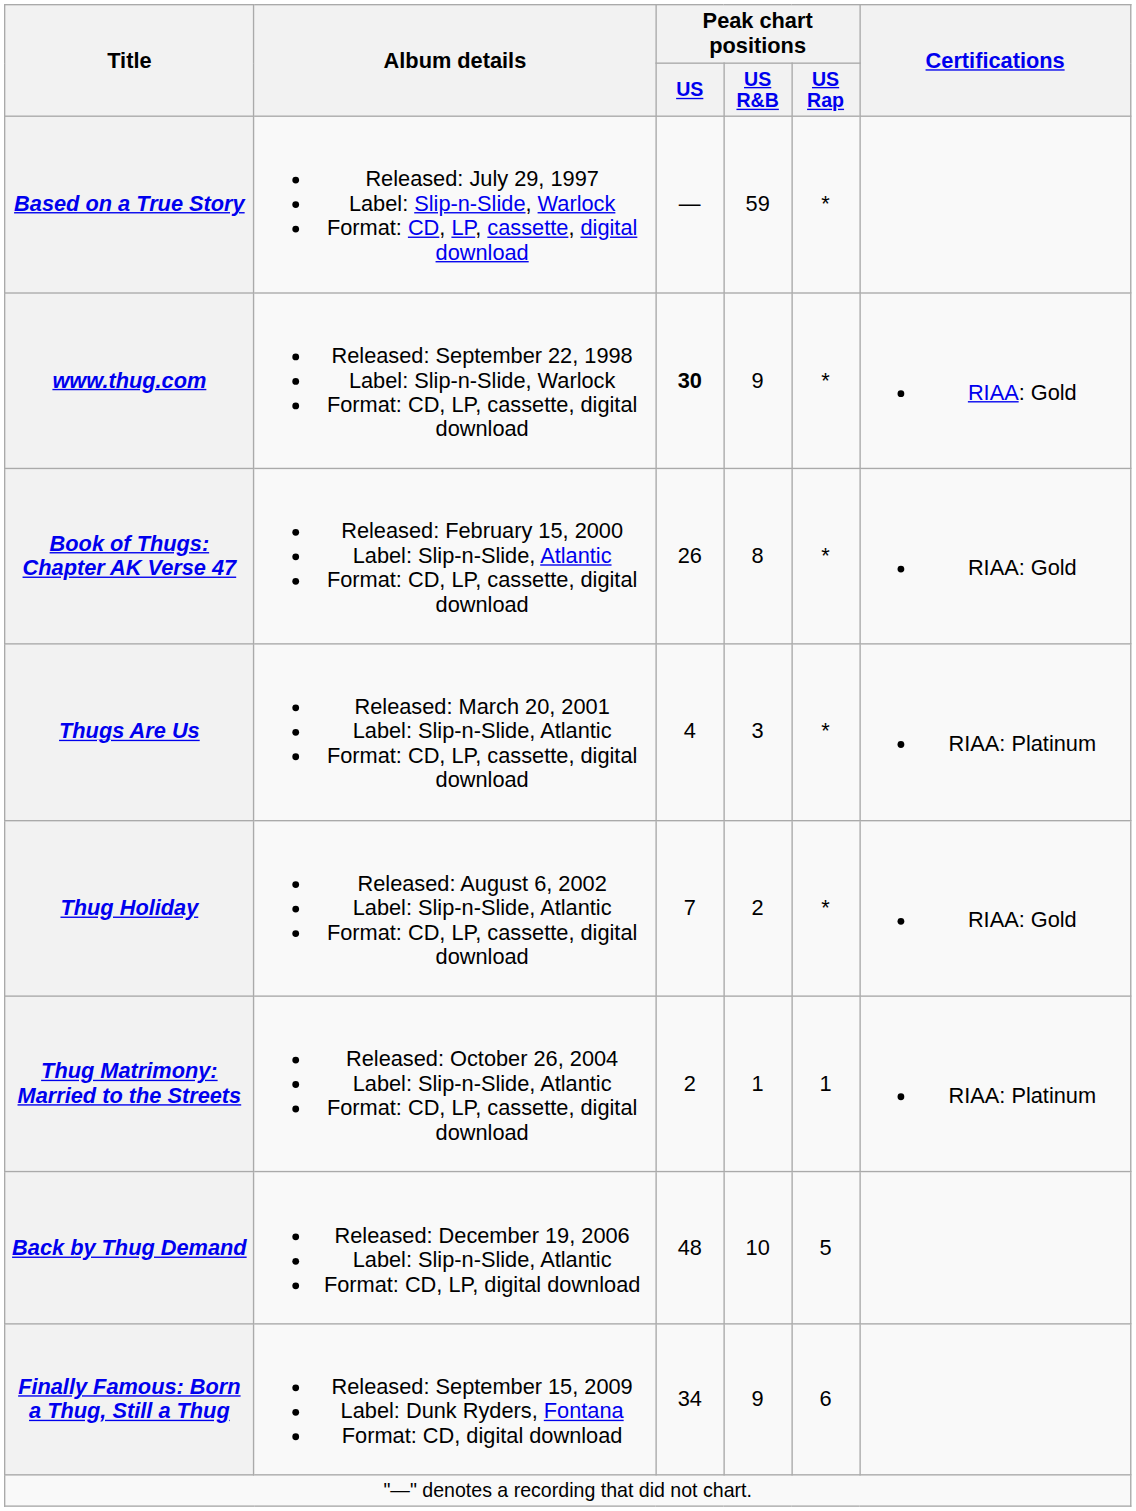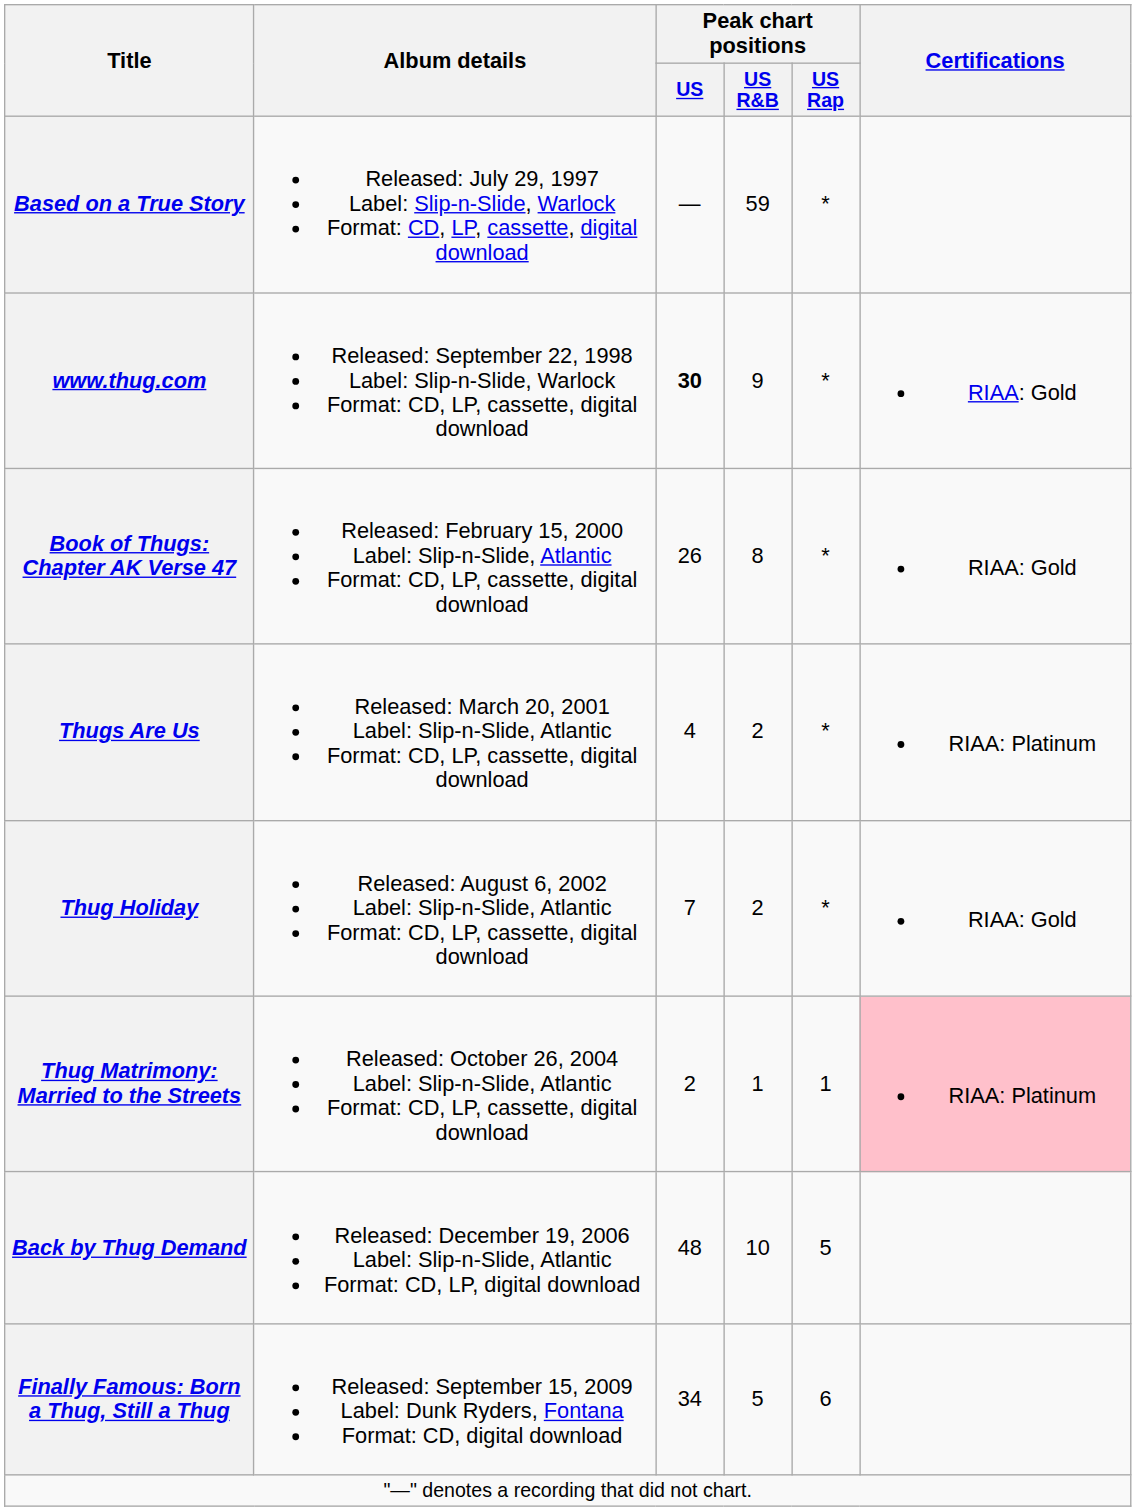(758, 732) 3 -> (758, 732) 2
(995, 1096) no background -> (995, 1096) pink background
(758, 1399) 9 -> (758, 1399) 5
